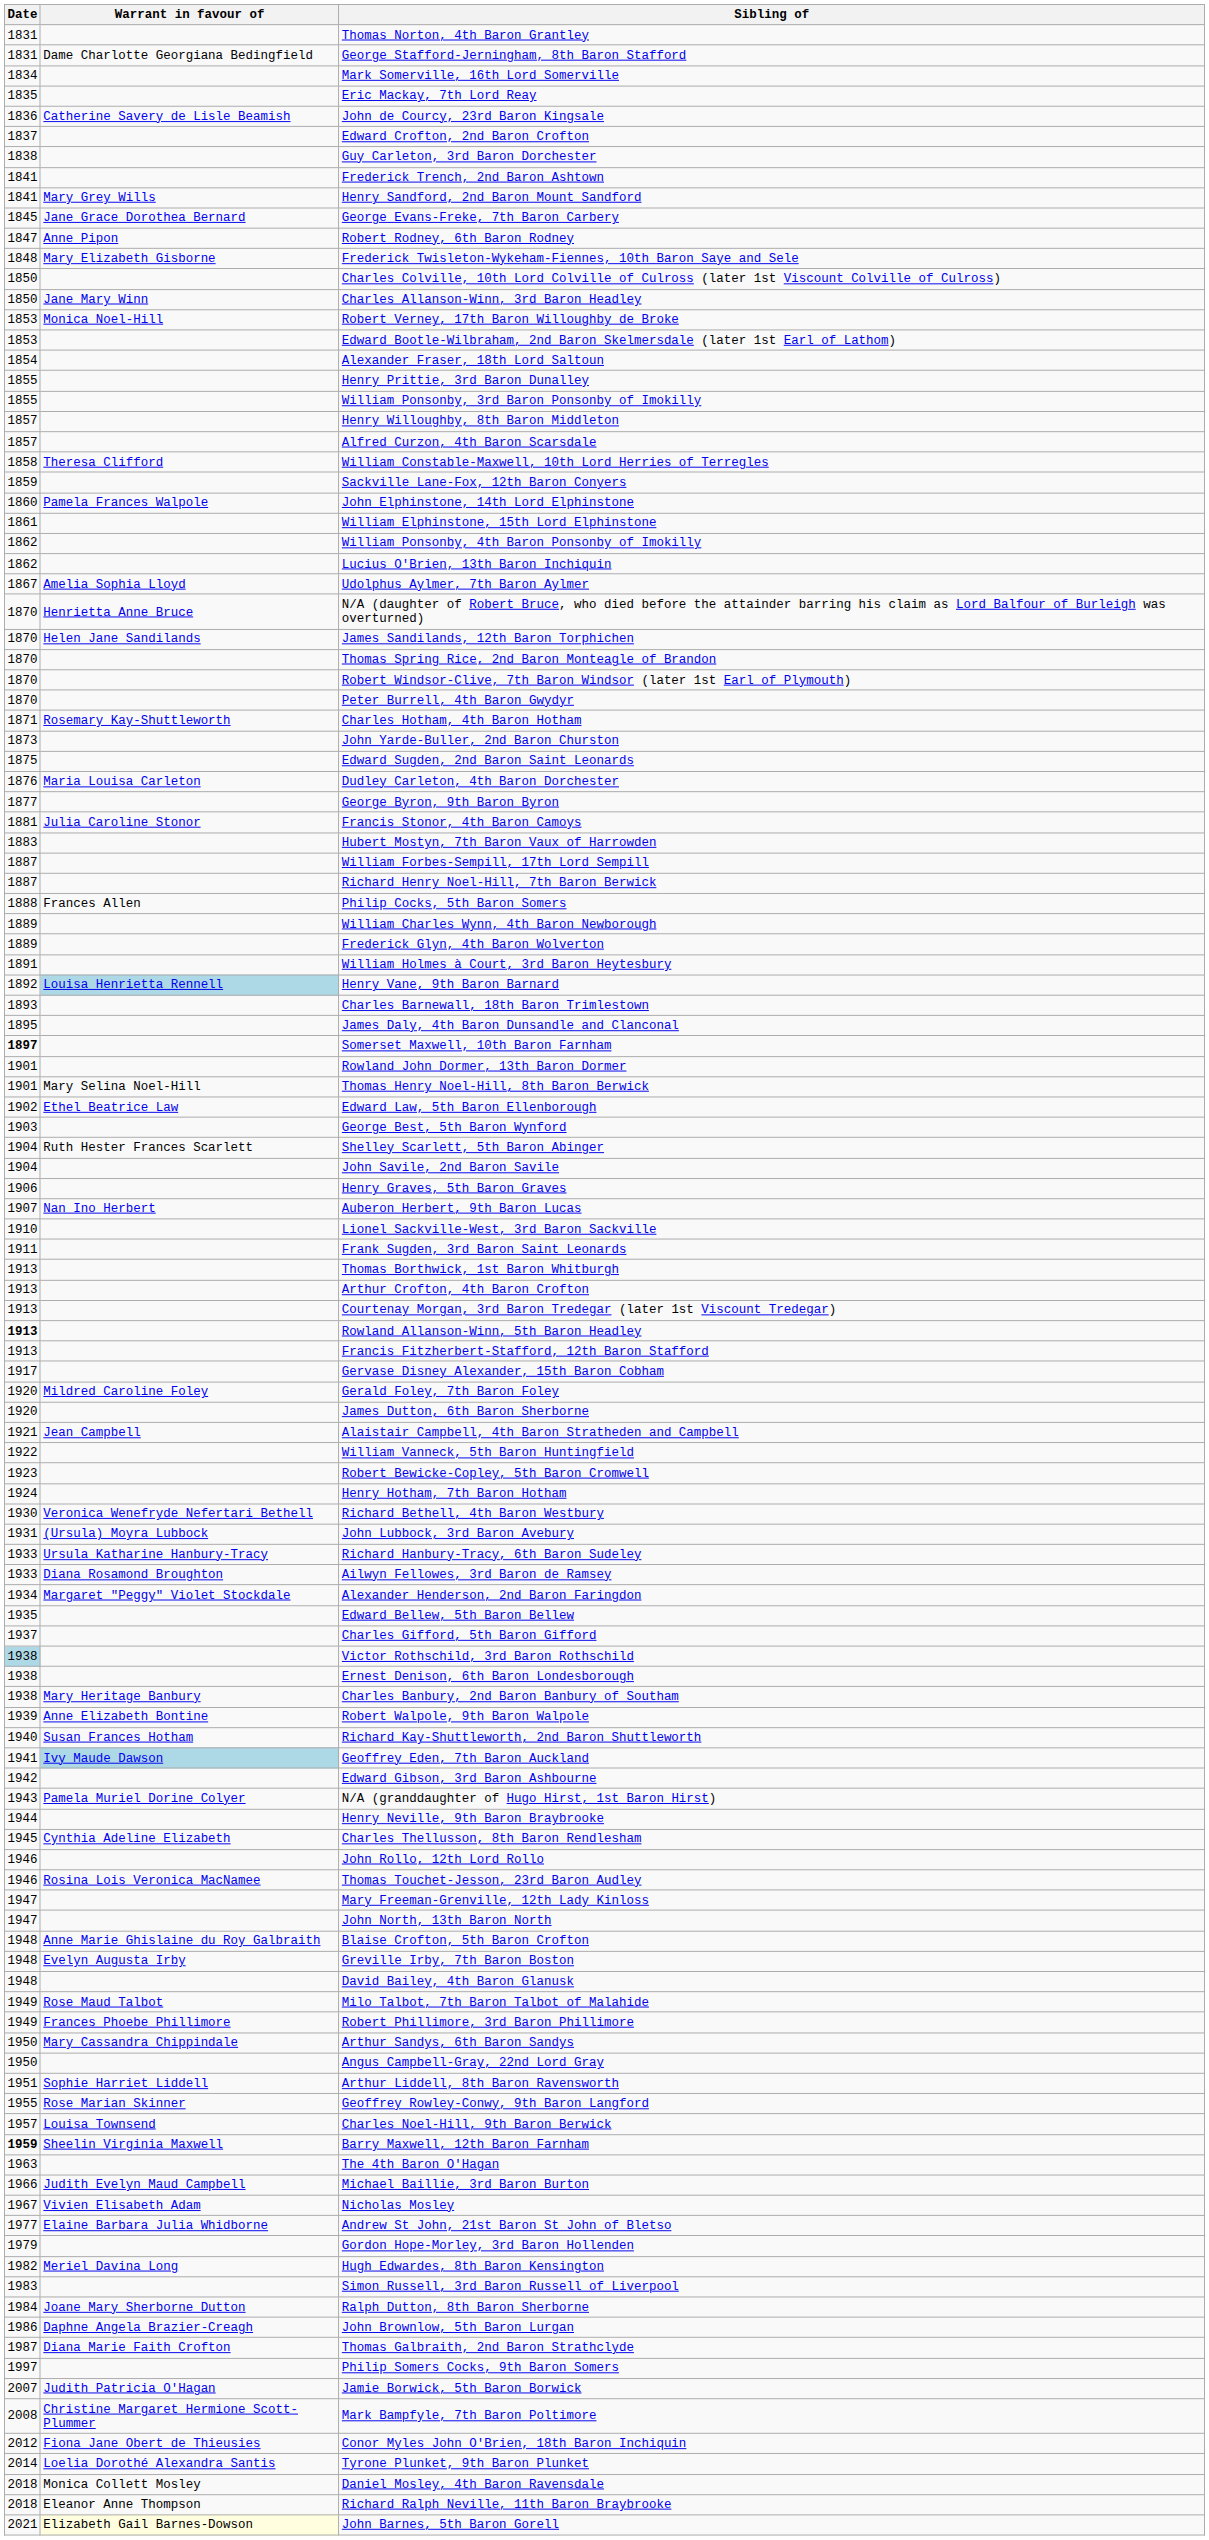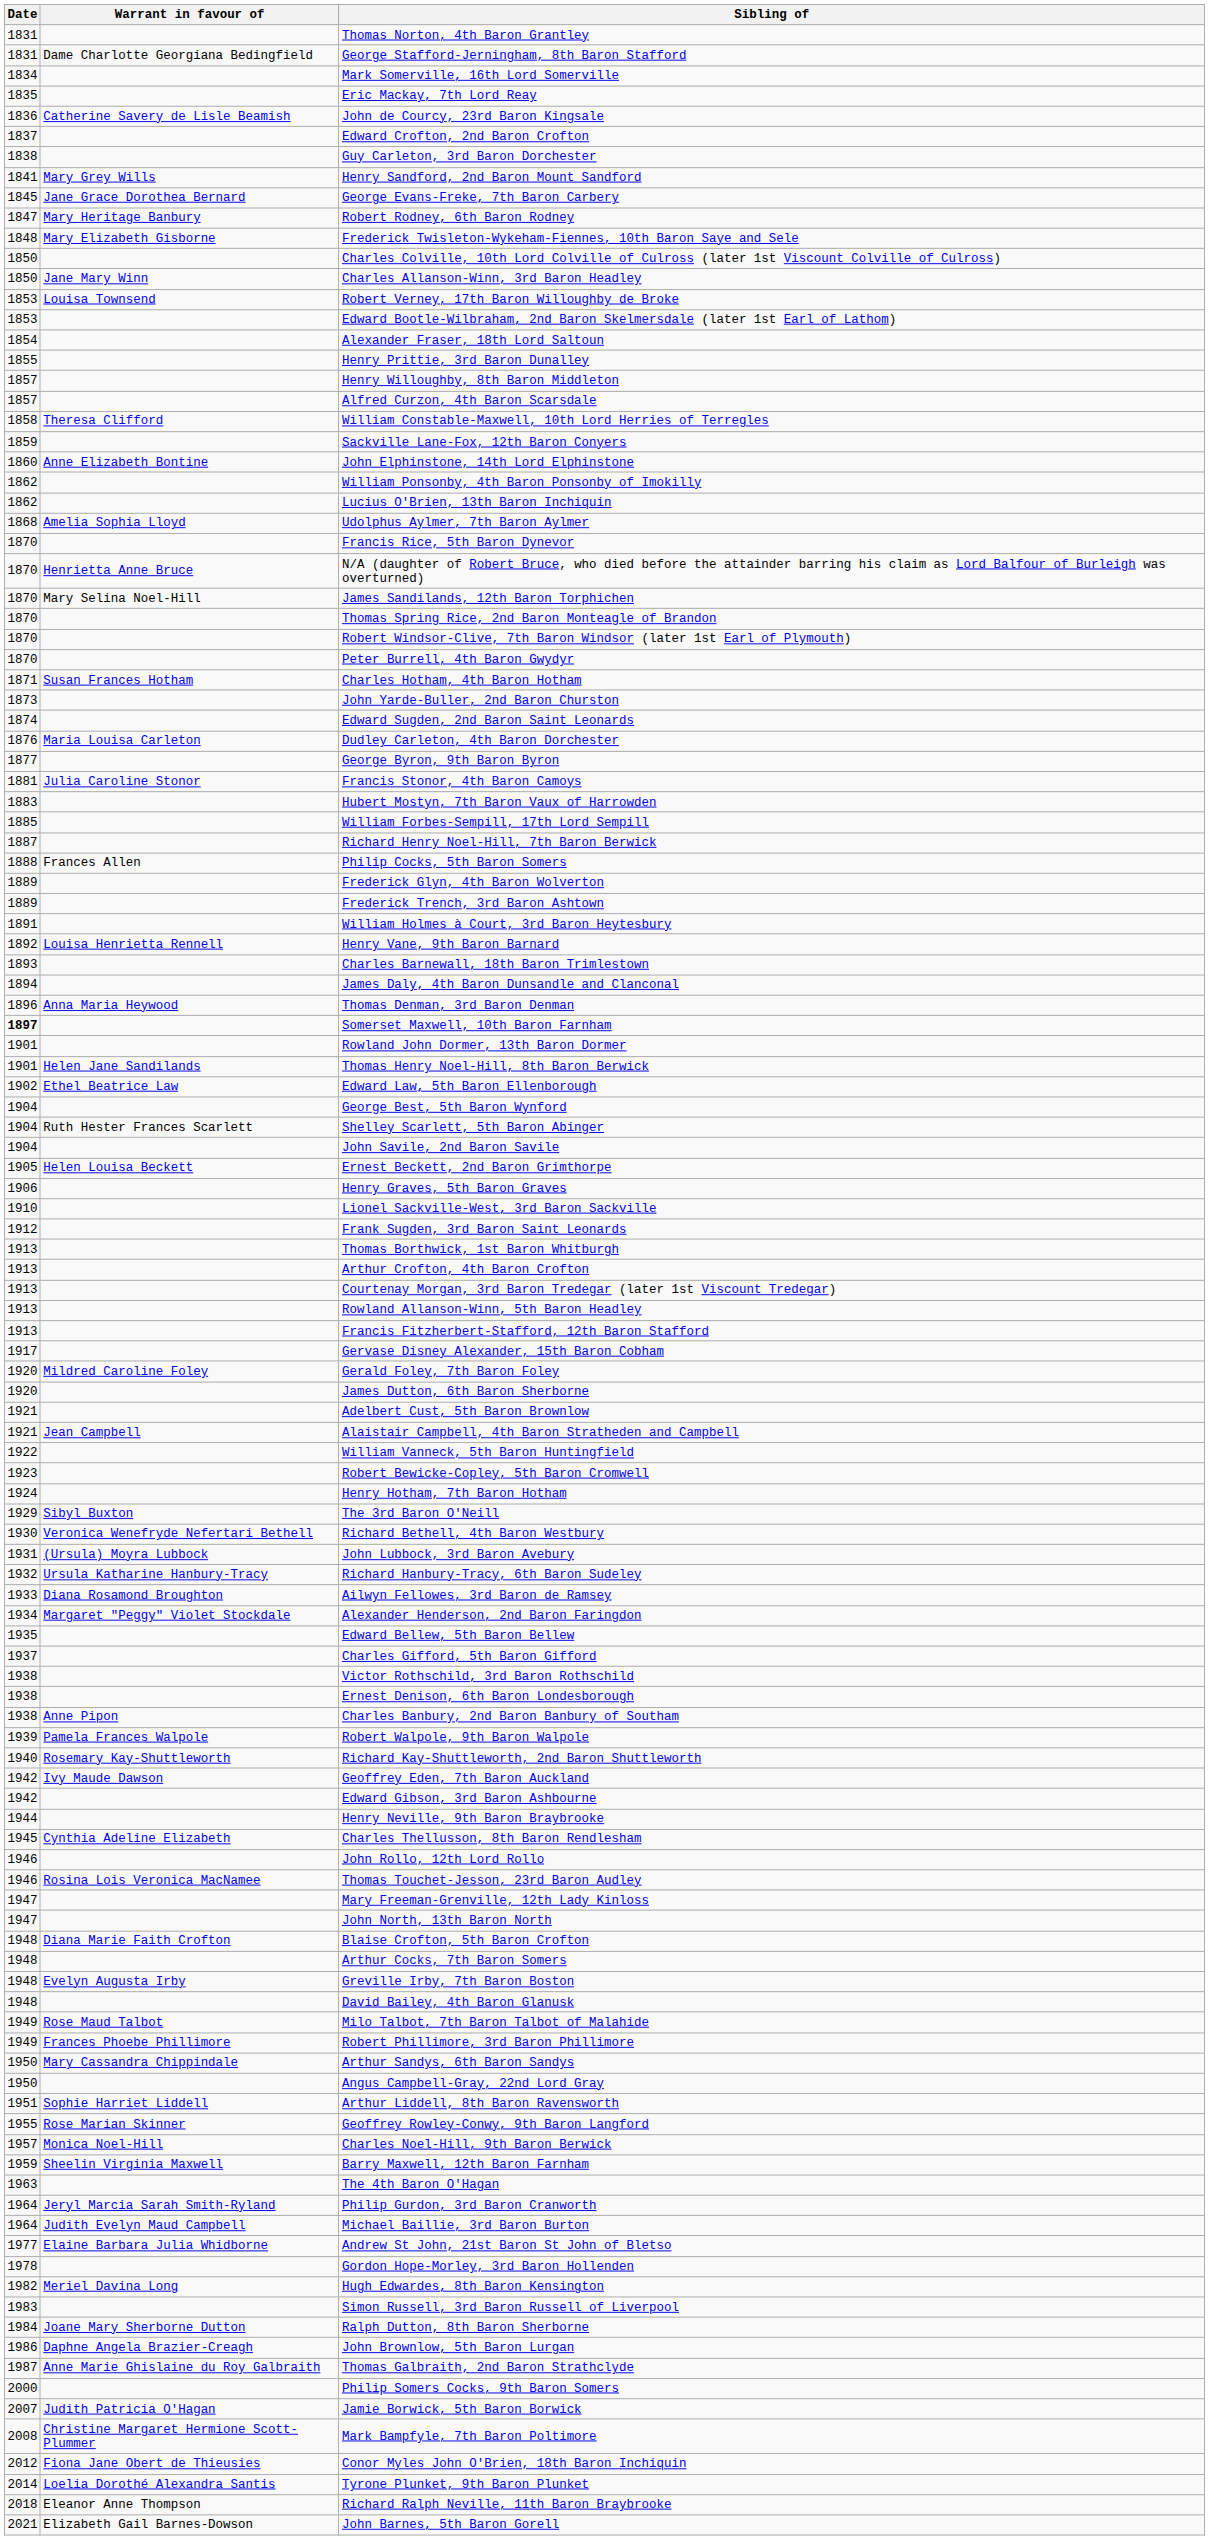- row: (473, 177)
(81, 238) Anne Pipon -> (122, 218) Mary Heritage Banbury
(103, 320) Monica Noel-Hill -> (100, 299) Louisa Townsend
- row: (522, 401)
(126, 503) Pamela Frances Walpole -> (126, 462) Anne Elizabeth Bontine
- row: (499, 523)
(22, 584) 1867 -> (22, 523) 1868
+ row: (458, 543)
(122, 639) Helen Jane Sandilands -> (122, 599) Mary Selina Noel-Hill
(137, 721) Rosemary Kay-Shuttleworth -> (118, 680) Susan Frances Hotham
(22, 761) 1875 -> (22, 721) 1874
(22, 863) 1887 -> (22, 822) 1885
- row: (499, 924)
+ row: (473, 904)
(133, 985) lightblue background -> (133, 944) no background
(22, 1026) 1895 -> (22, 985) 1894
+ row: (458, 1005)
(122, 1087) Mary Selina Noel-Hill -> (122, 1066) Helen Jane Sandilands
(22, 1127) 1903 -> (22, 1107) 1904
+ row: (477, 1168)
- row: (462, 1209)
(22, 1249) 1911 -> (22, 1229) 1912
(22, 1331) bold -> (22, 1310) normal
+ row: (466, 1412)
+ row: (421, 1514)
(22, 1555) 1933 -> (22, 1575) 1932
(22, 1656) lightblue background -> (22, 1677) no background
(122, 1697) Mary Heritage Banbury -> (81, 1717) Anne Pipon
(126, 1717) Anne Elizabeth Bontine -> (126, 1738) Pamela Frances Walpole
(118, 1738) Susan Frances Hotham -> (137, 1758) Rosemary Kay-Shuttleworth
(22, 1758) 1941 -> (22, 1778) 1942
(103, 1758) lightblue background -> (103, 1778) no background
- row: (529, 1799)
(182, 1941) Anne Marie Ghislaine du Roy Galbraith -> (137, 1941) Diana Marie Faith Crofton
+ row: (454, 1961)
(100, 2124) Louisa Townsend -> (103, 2144) Monica Noel-Hill
(22, 2144) bold -> (22, 2165) normal
+ row: (469, 2205)
(22, 2185) 1966 -> (22, 2226) 1964
- row: (398, 2205)
(22, 2246) 1979 -> (22, 2266) 1978
(137, 2348) Diana Marie Faith Crofton -> (182, 2368) Anne Marie Ghislaine du Roy Galbraith
(22, 2368) 1997 -> (22, 2388) 2000
- row: (473, 2484)
(148, 2525) lightyellow background -> (148, 2525) no background
